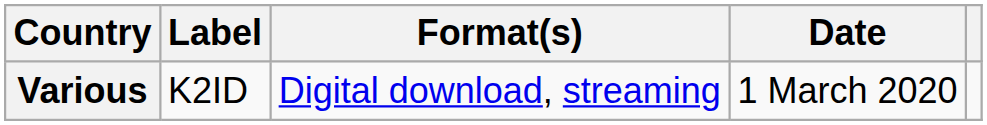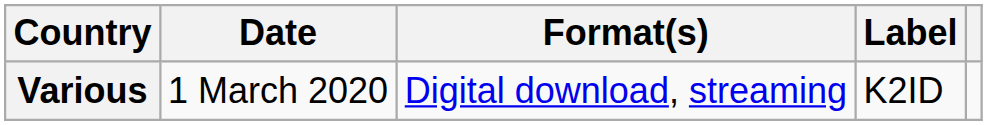columns swapped: (848, 33) <-> (215, 33)
